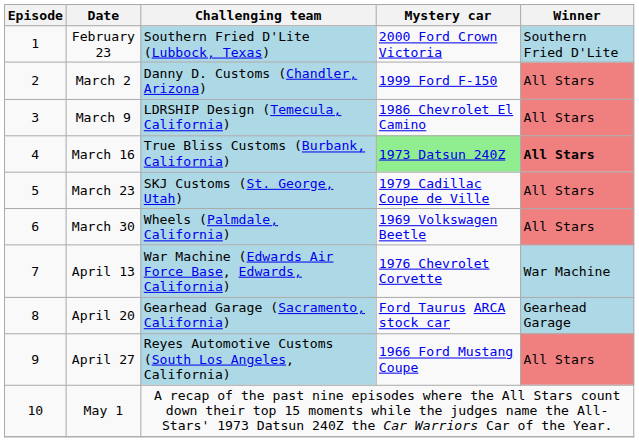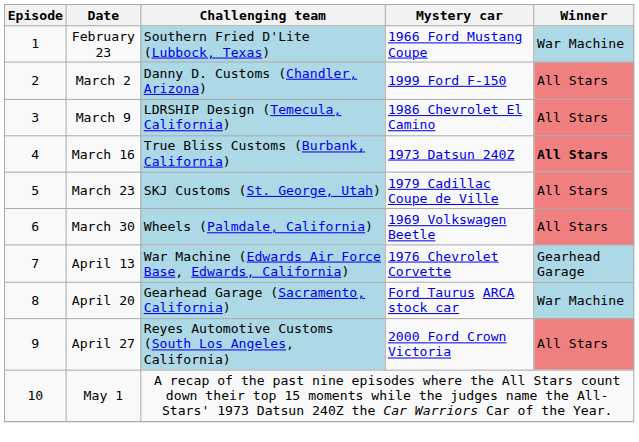(438, 44) 2000 Ford Crown Victoria -> (455, 44) 1966 Ford Mustang Coupe
(571, 44) Southern Fried D'Lite -> (581, 44) War Machine
(442, 154) lightgreen background -> (451, 154) no background
(567, 271) War Machine -> (569, 263) Gearhead Garage
(555, 315) Gearhead Garage -> (581, 300) War Machine
(446, 359) 1966 Ford Mustang Coupe -> (447, 344) 2000 Ford Crown Victoria
